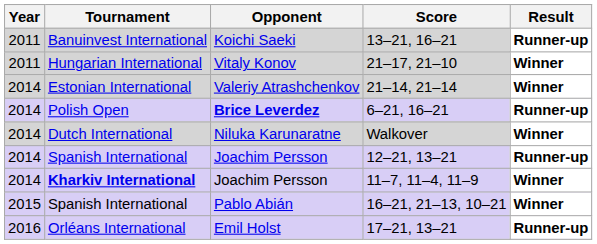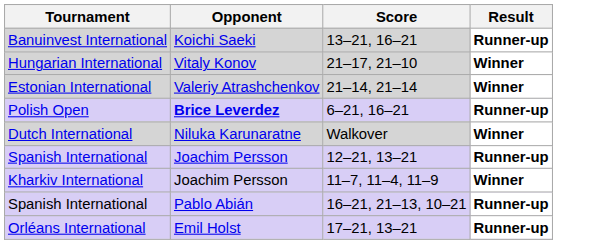- column: (24, 17)
(122, 181) bold -> (76, 181) normal
(539, 204) Winner -> (511, 204) Runner-up
